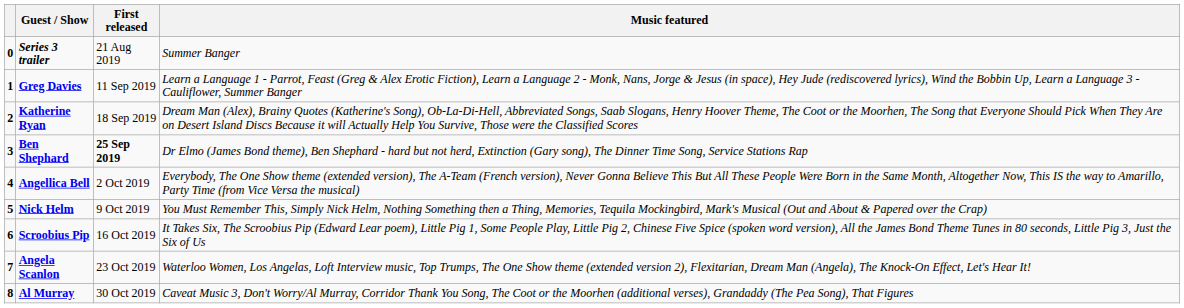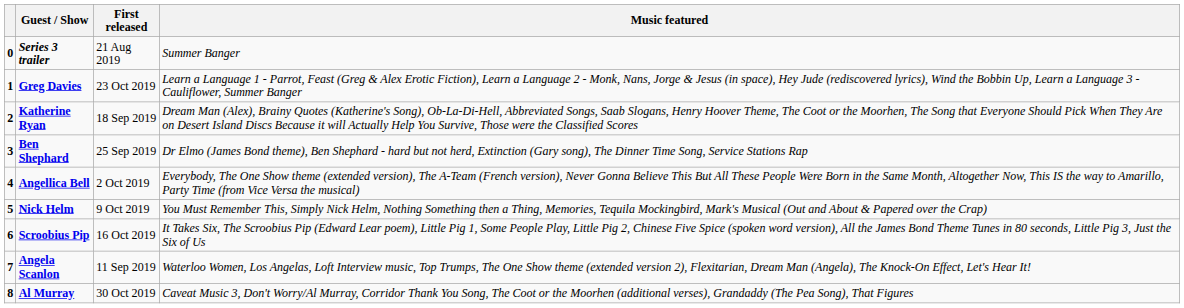(126, 85) 11 Sep 2019 -> (126, 85) 23 Oct 2019
(113, 150) bold -> (126, 150) normal
(126, 267) 23 Oct 2019 -> (126, 267) 11 Sep 2019
